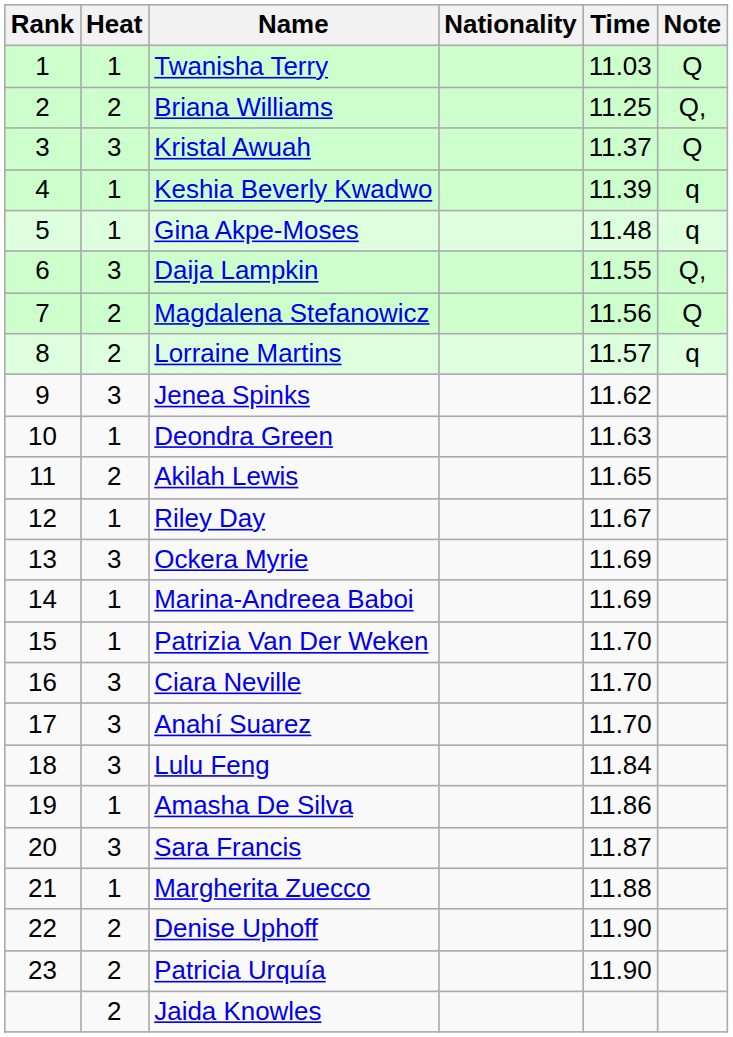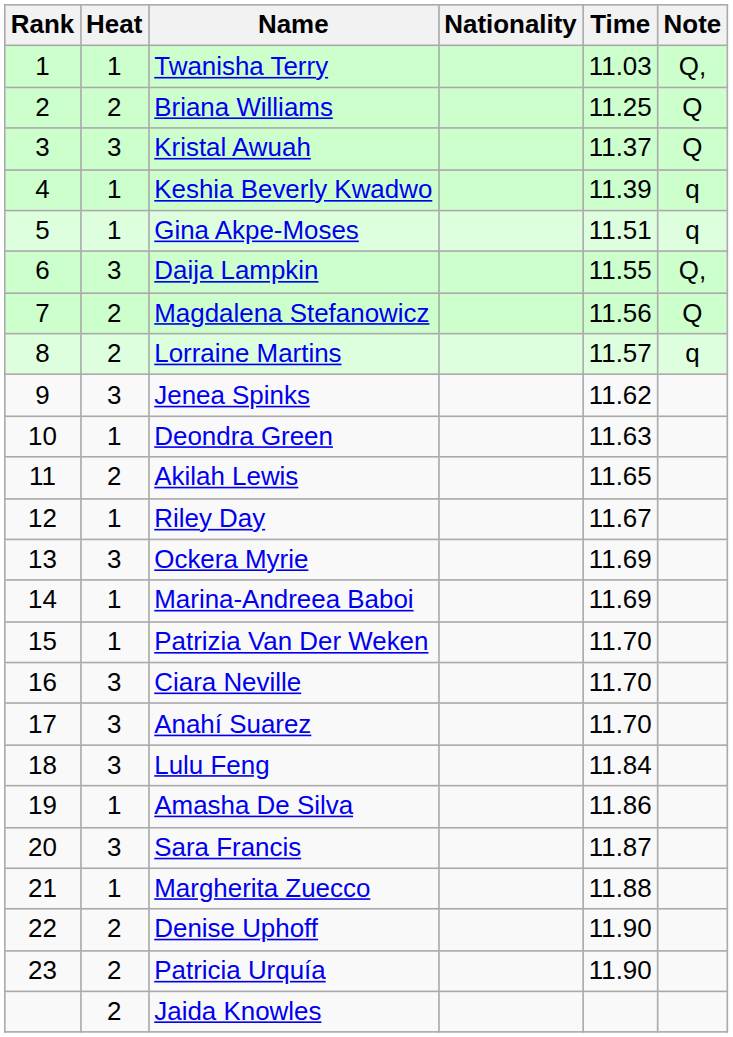(692, 66) Q -> (692, 66) Q,
(692, 107) Q, -> (692, 107) Q
(620, 230) 11.48 -> (620, 230) 11.51
